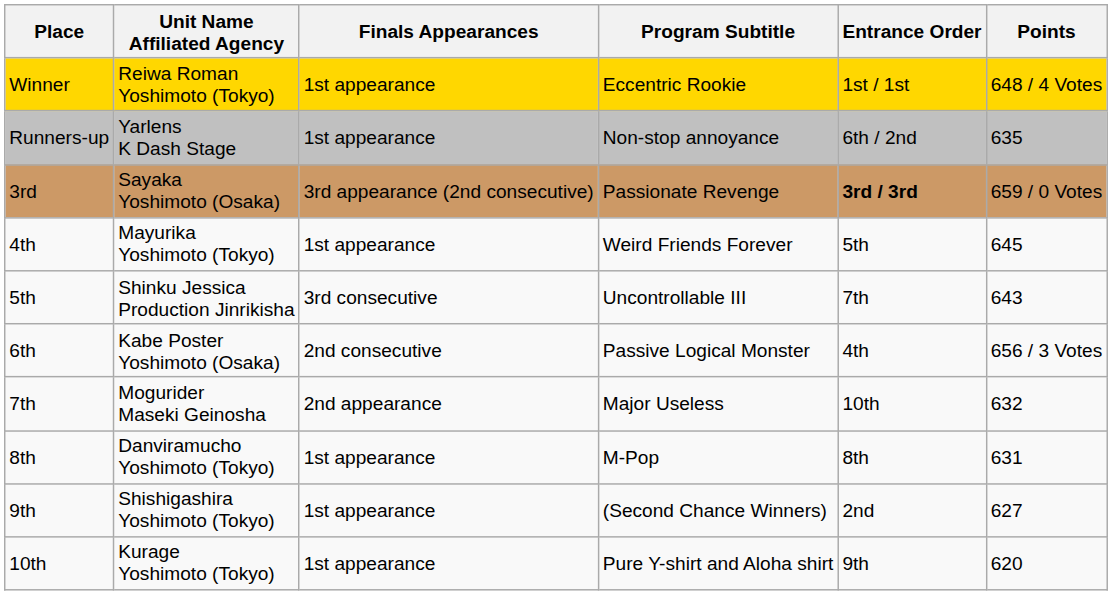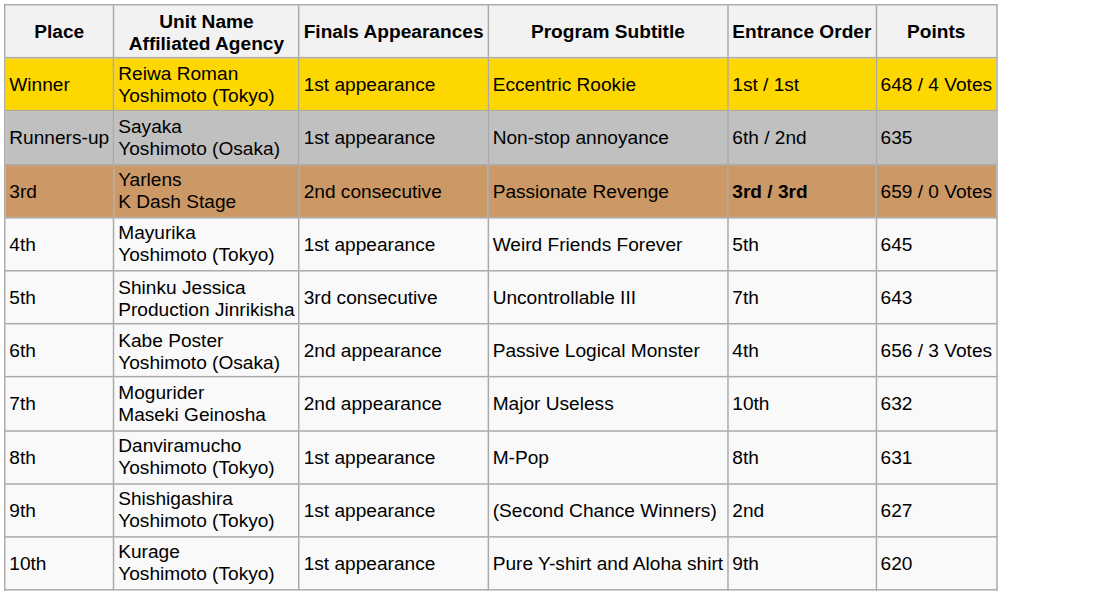(177, 138) Yarlens K Dash Stage -> (199, 138) Sayaka Yoshimoto (Osaka)
(199, 191) Sayaka Yoshimoto (Osaka) -> (177, 191) Yarlens K Dash Stage
(449, 191) 3rd appearance (2nd consecutive) -> (373, 191) 2nd consecutive
(373, 351) 2nd consecutive -> (373, 351) 2nd appearance
